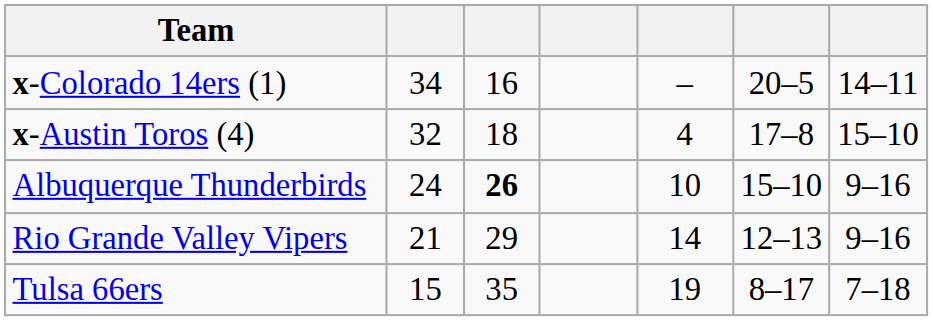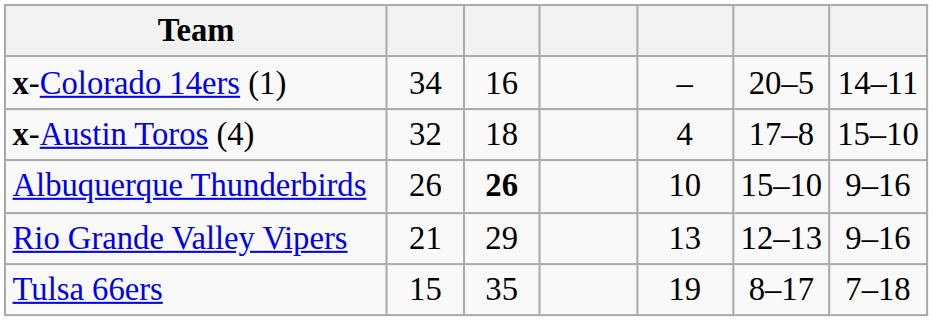(425, 185) 24 -> (425, 185) 26
(685, 237) 14 -> (685, 237) 13
